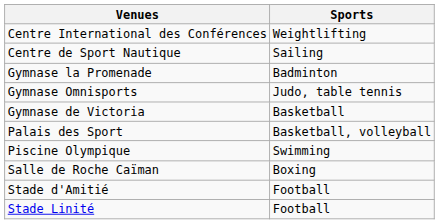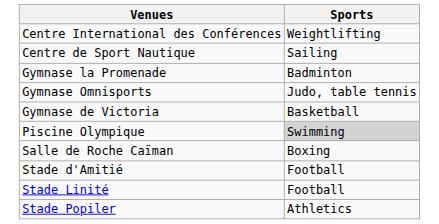- row: (65, 131)
(301, 151) no background -> (316, 131) lightgrey background
+ row: (69, 209)
